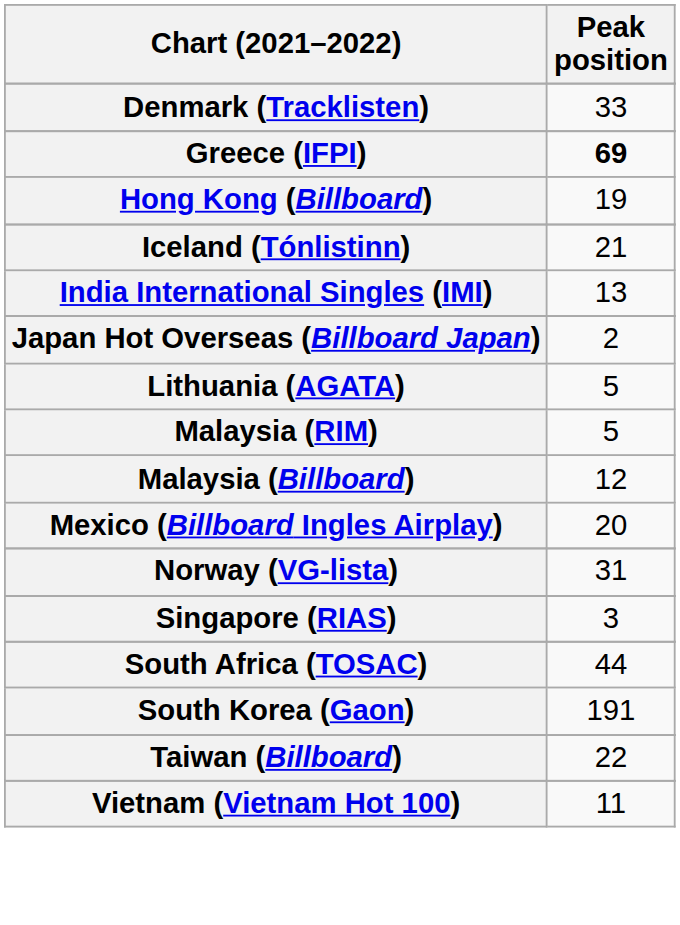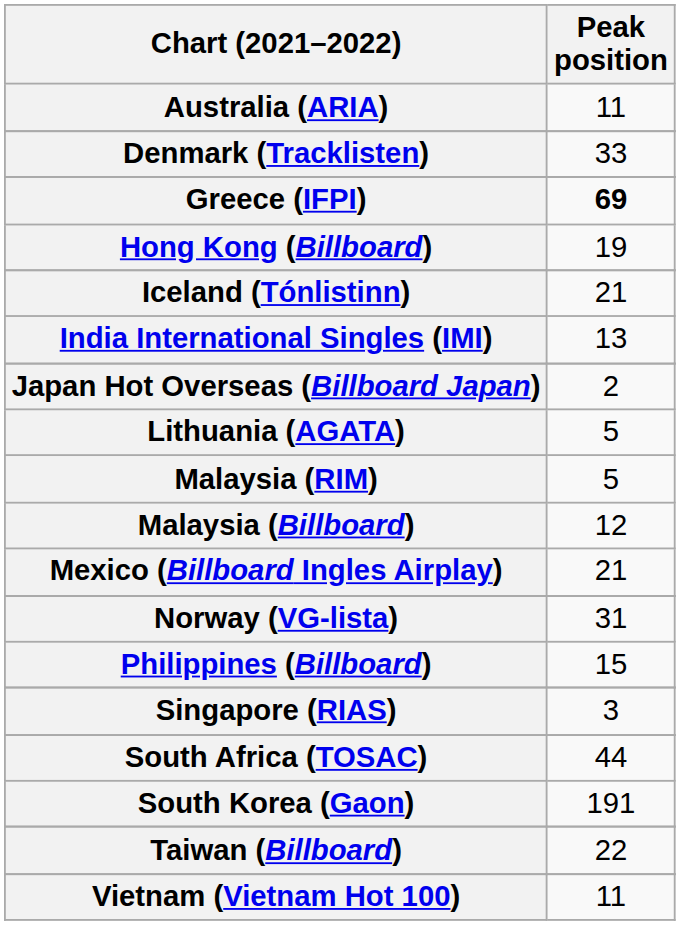+ row: (276, 107)
(611, 525) 20 -> (611, 571) 21
+ row: (276, 664)
